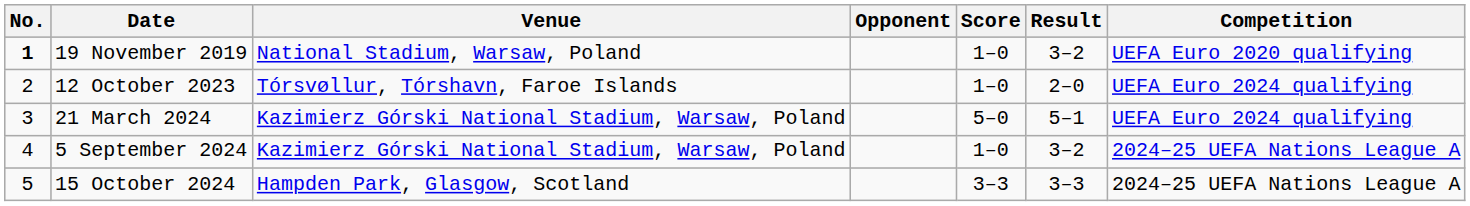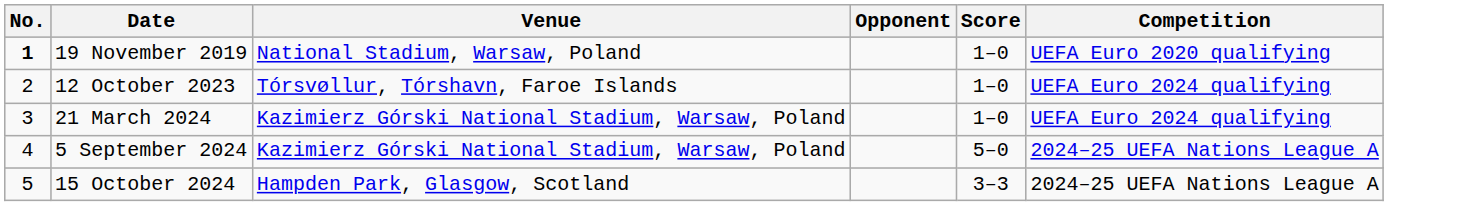- column: (1066, 21)
(991, 119) 5–0 -> (991, 119) 1–0
(991, 152) 1–0 -> (991, 152) 5–0
